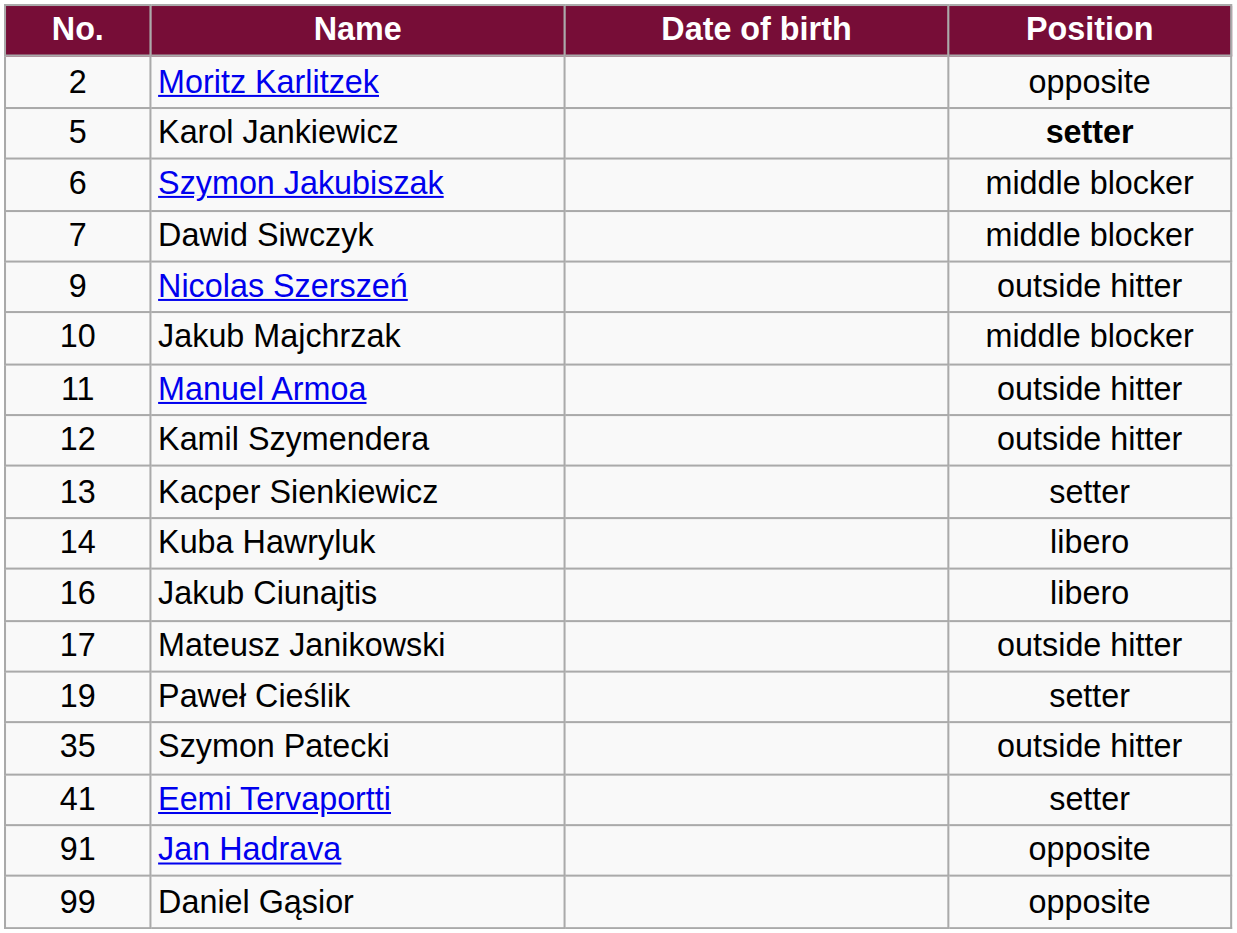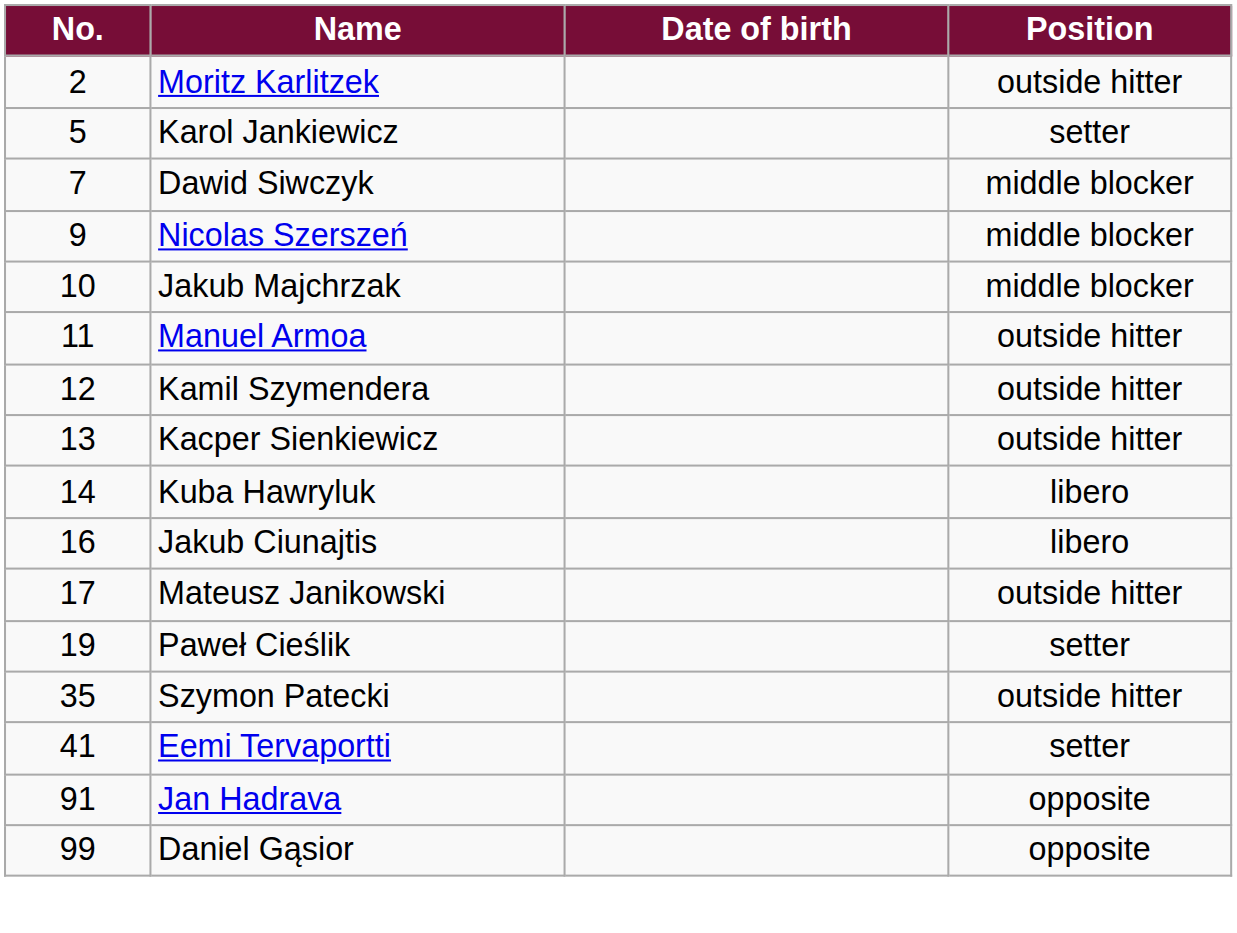(1090, 81) opposite -> (1090, 81) outside hitter
(1090, 132) bold -> (1090, 132) normal
- row: (301, 183)
(1090, 286) outside hitter -> (1090, 235) middle blocker
(1090, 491) setter -> (1090, 440) outside hitter
